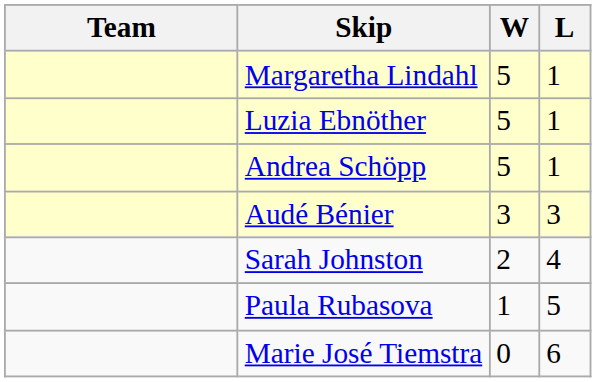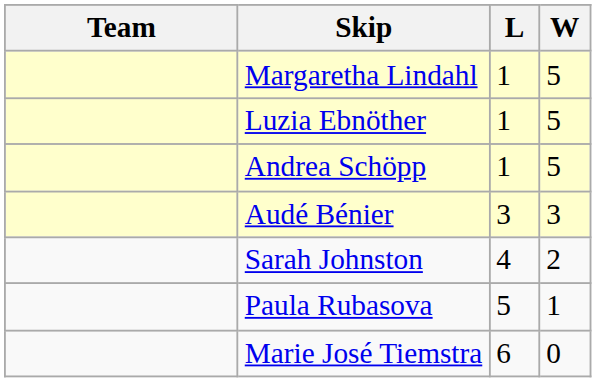columns swapped: (514, 27) <-> (565, 27)
